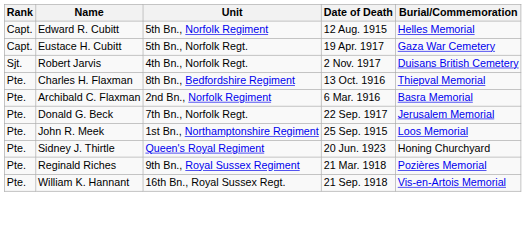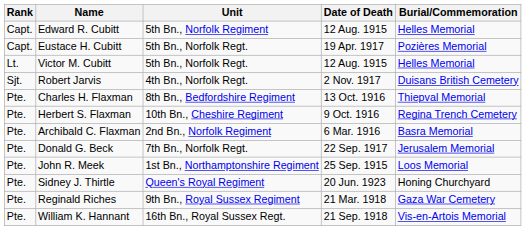(446, 47) Gaza War Cemetery -> (442, 47) Pozières Memorial
+ row: (75, 64)
+ row: (84, 115)
(442, 166) Pozières Memorial -> (446, 200) Gaza War Cemetery
